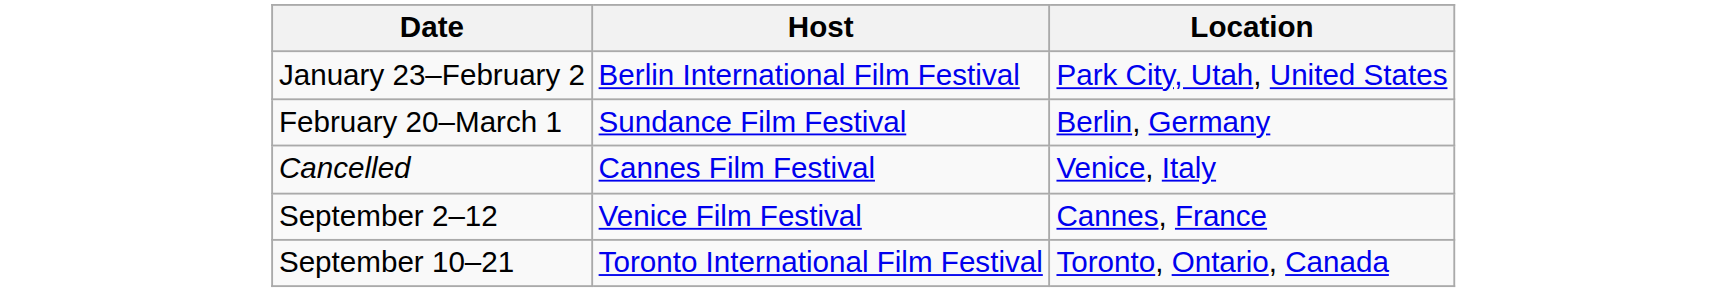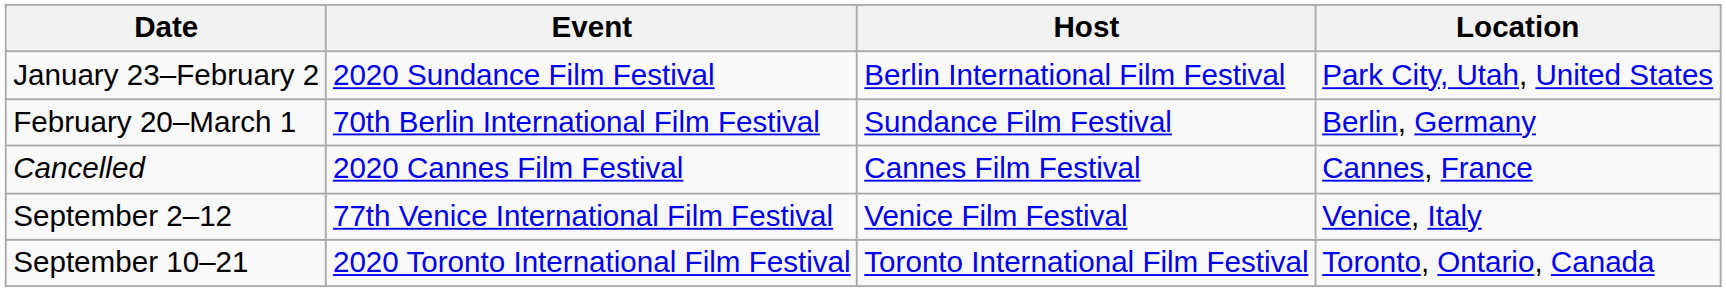+ column: (592, 27)
(1136, 168) Venice, Italy -> (1427, 168) Cannes, France
(1162, 215) Cannes, France -> (1402, 215) Venice, Italy
